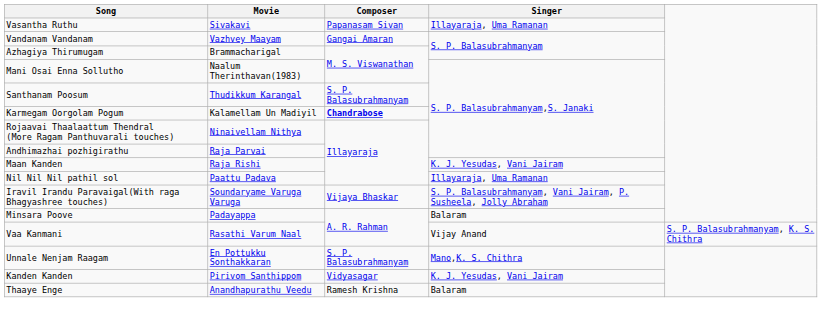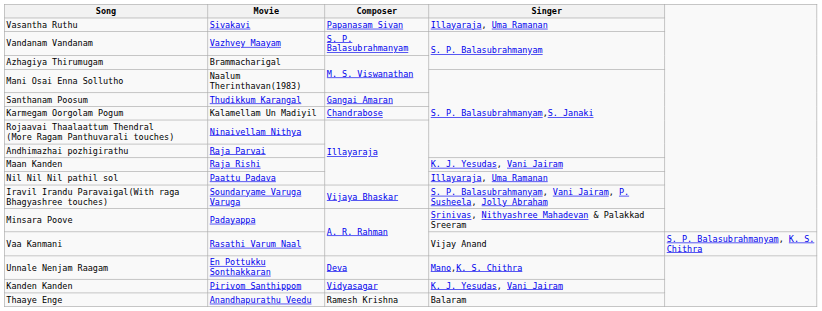(360, 39) Gangai Amaran -> (368, 44) S. P. Balasubrahmanyam
(368, 95) S. P. Balasubrahmanyam -> (360, 100) Gangai Amaran
(355, 113) bold -> (355, 113) normal
(449, 215) Balaram -> (538, 220) Srinivas, Nithyashree Mahadevan & Palakkad Sreeram
(368, 258) S. P. Balasubrahmanyam -> (337, 267) Deva
